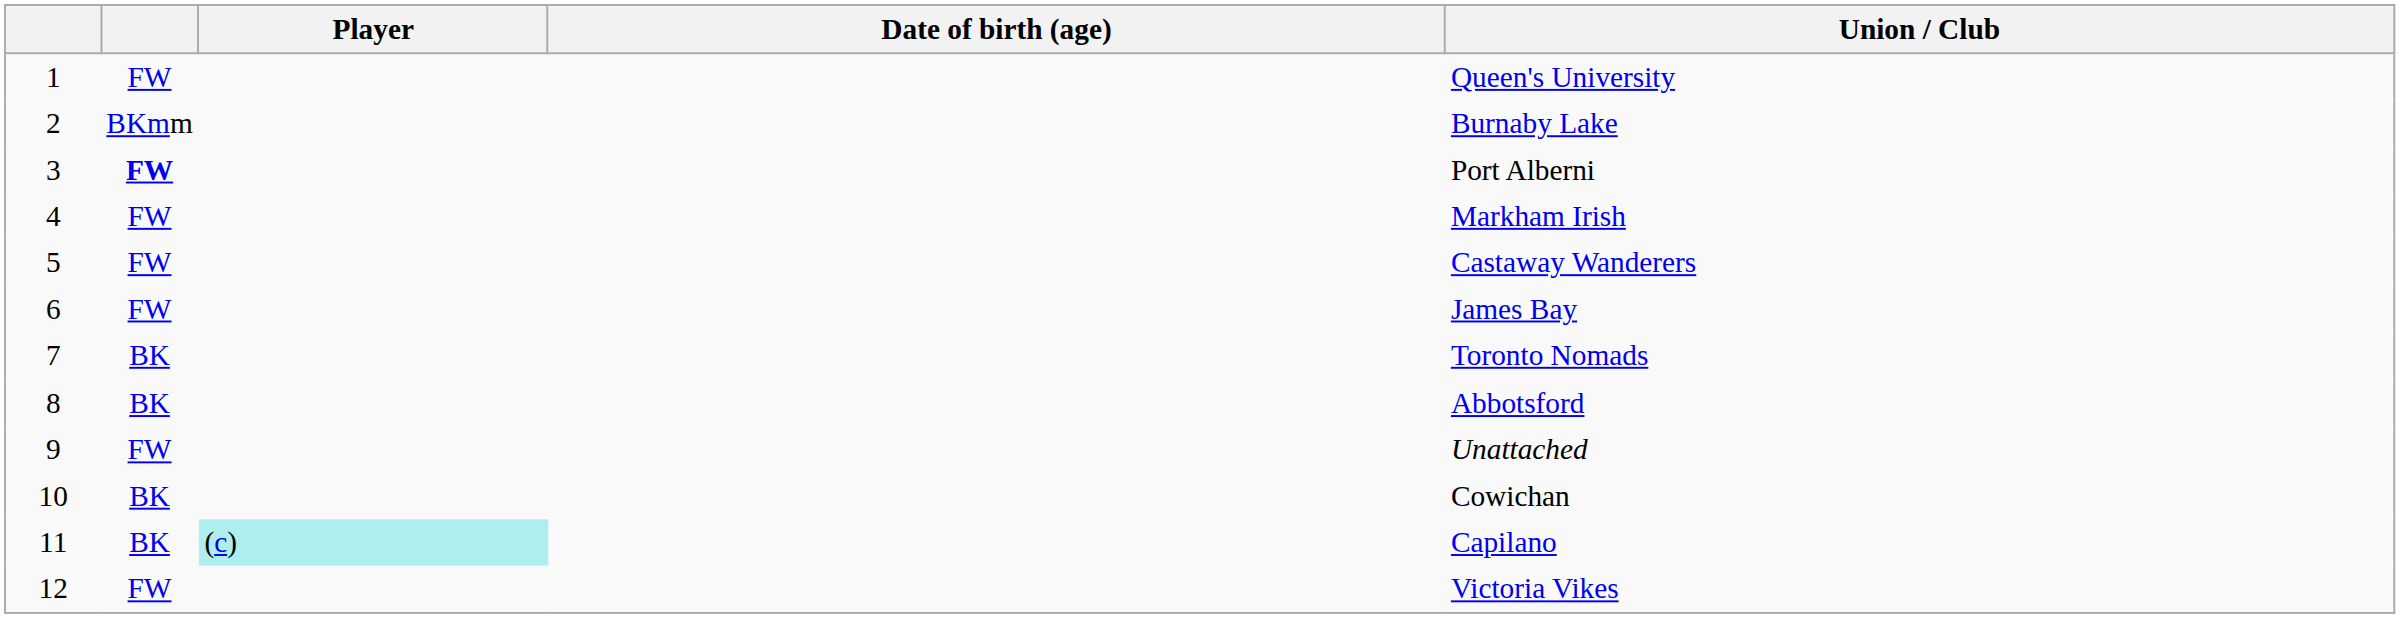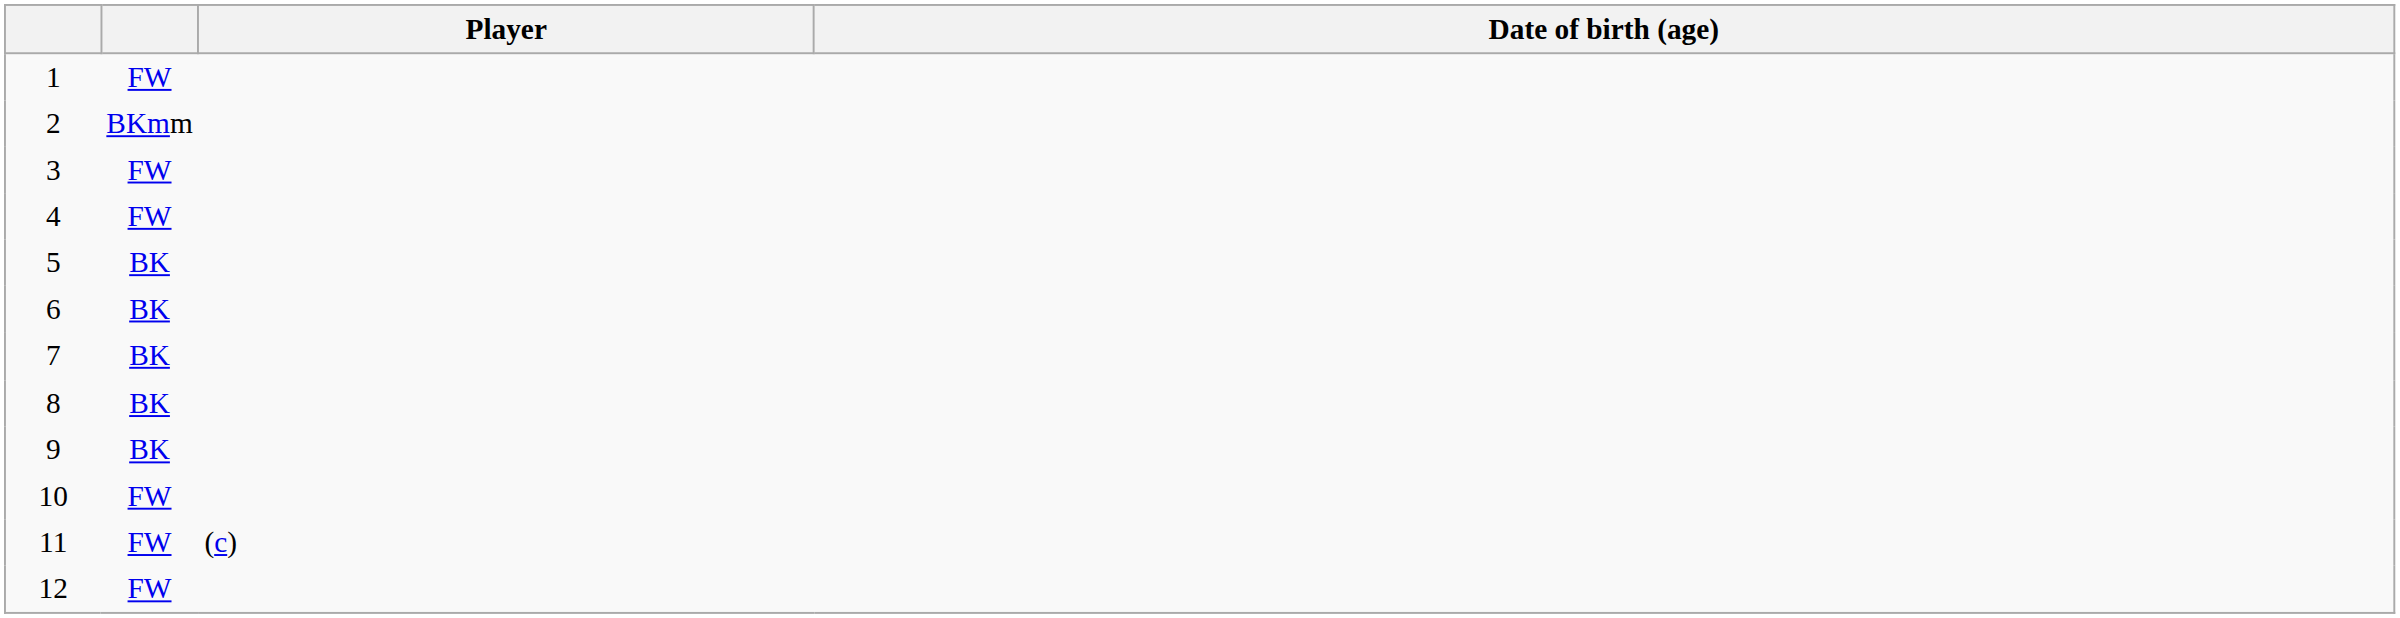- column: (1919, 28)
(150, 170) bold -> (150, 170) normal
(150, 263) FW -> (150, 263) BK
(150, 309) FW -> (150, 309) BK
(150, 448) FW -> (150, 448) BK
(150, 495) BK -> (150, 495) FW
(150, 541) BK -> (150, 541) FW
(221, 541) paleturquoise background -> (221, 541) no background
